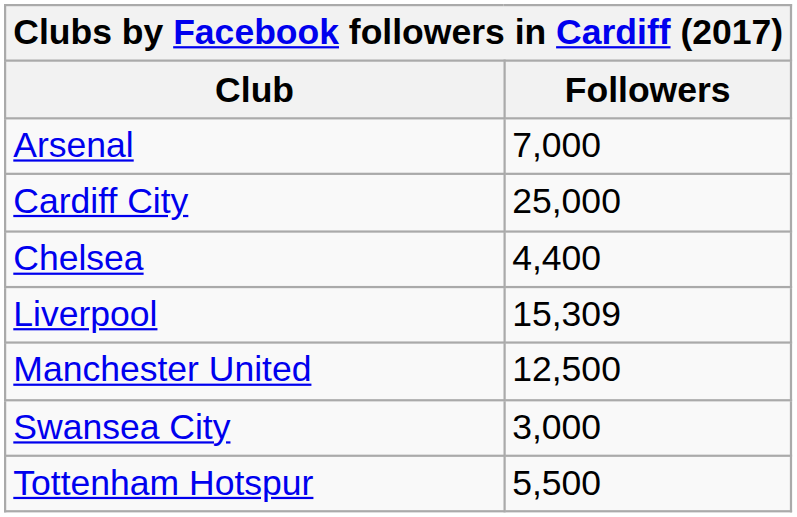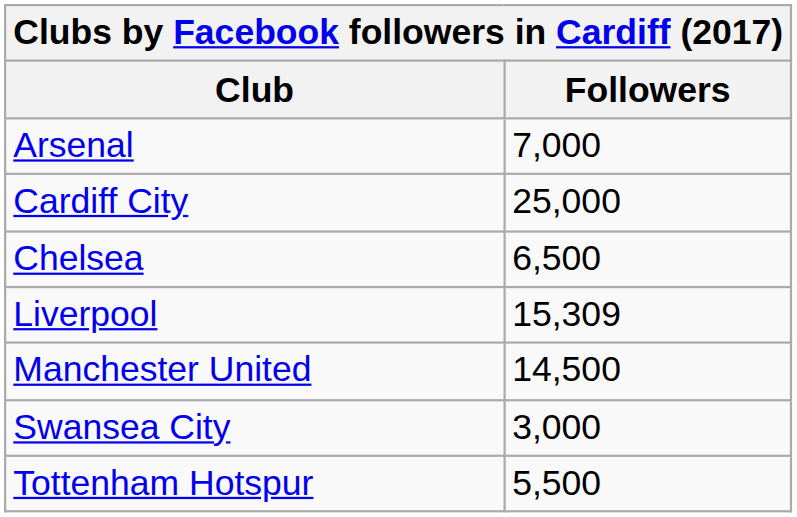(557, 257) 4,400 -> (557, 257) 6,500
(567, 370) 12,500 -> (567, 370) 14,500
